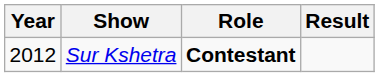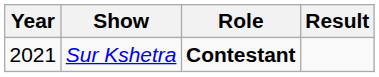(33, 54) 2012 -> (33, 54) 2021
